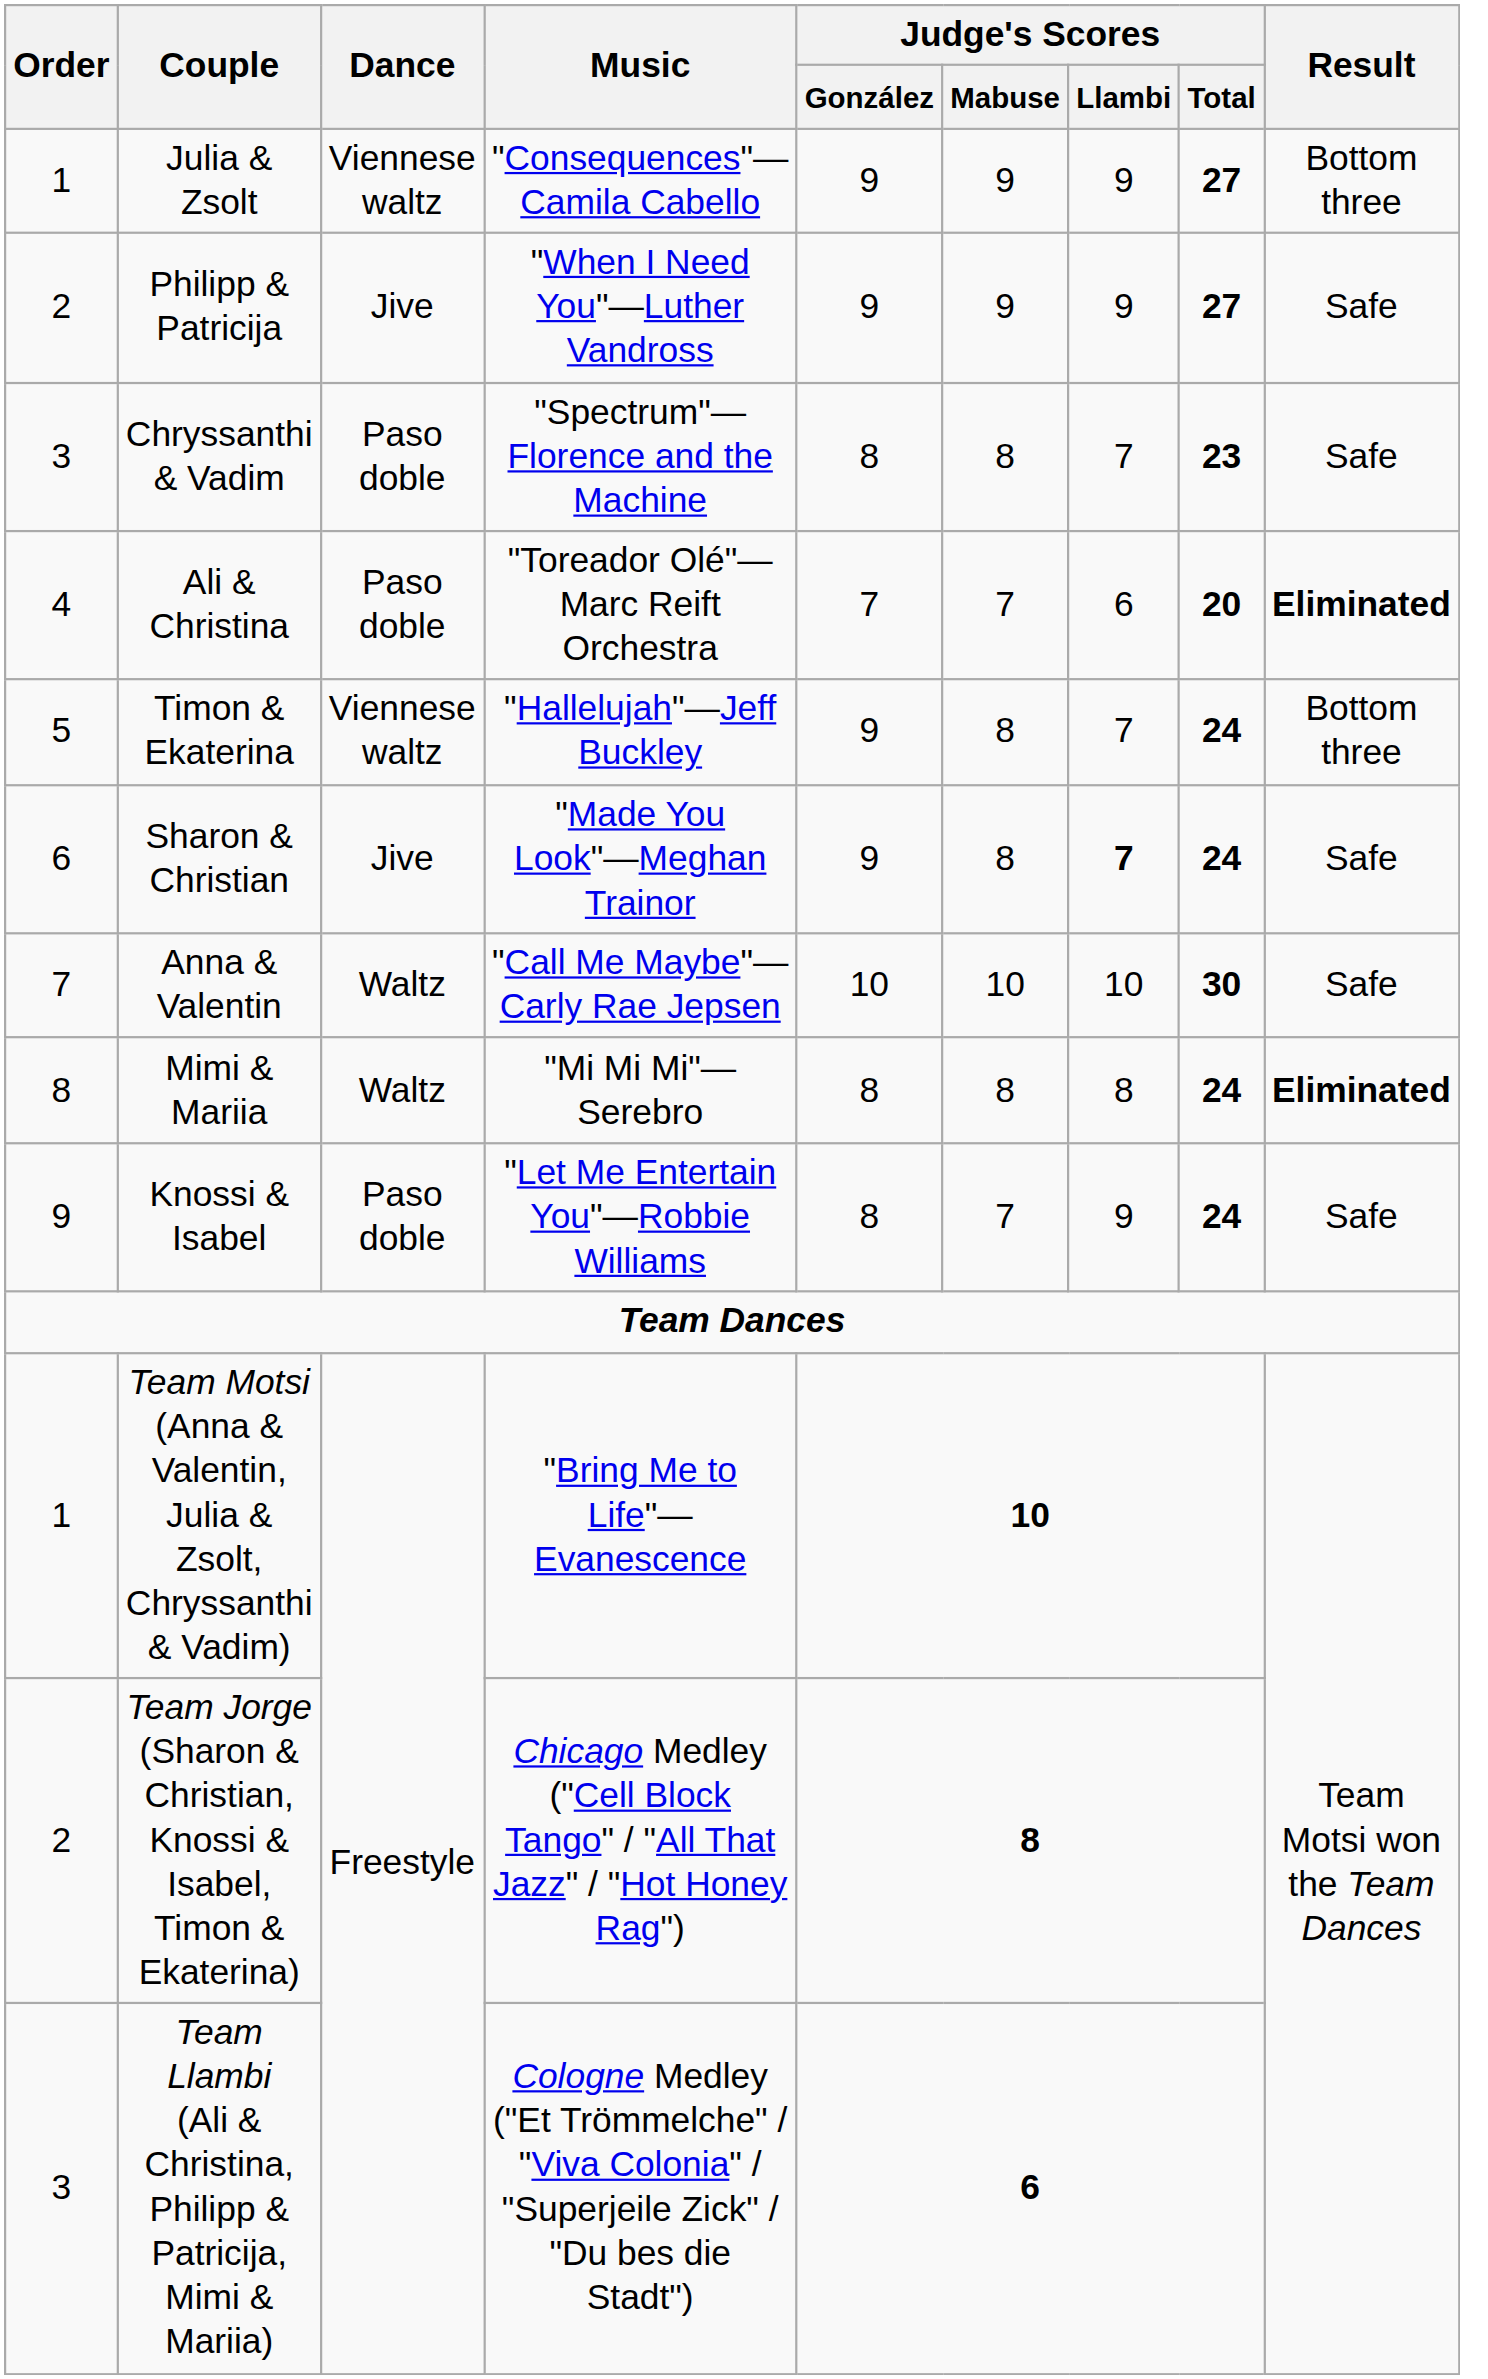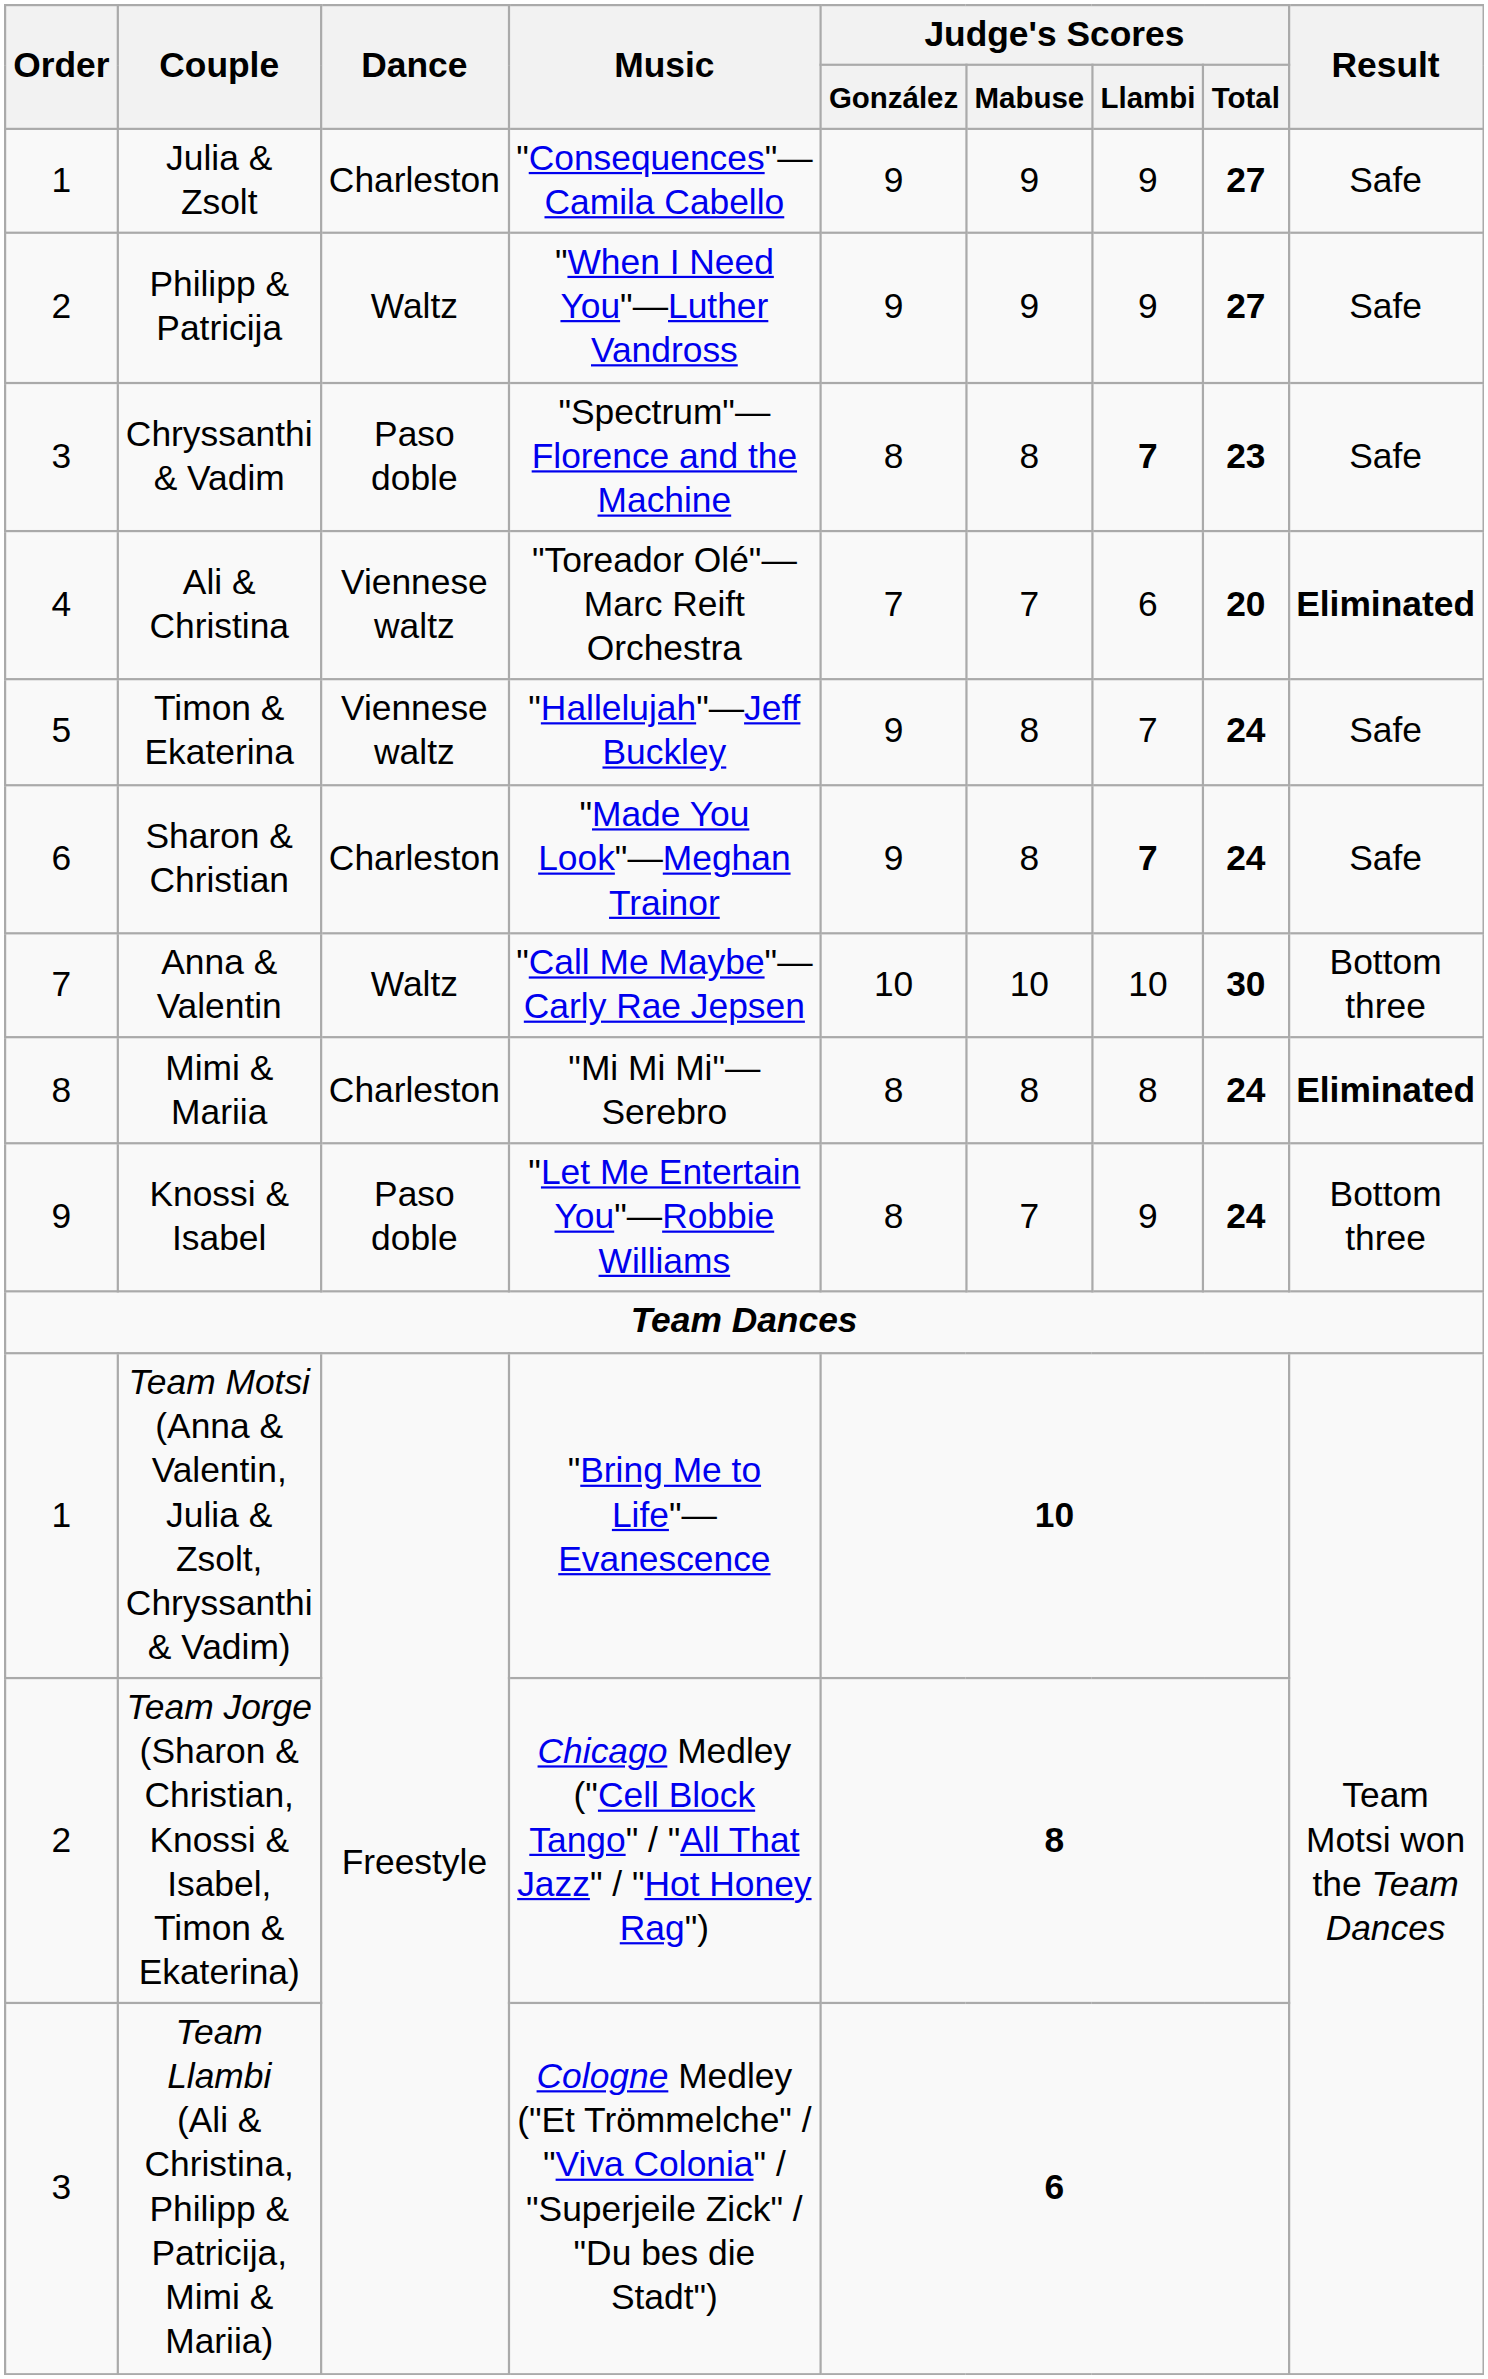(402, 180) Viennese waltz -> (414, 180) Charleston
(1361, 180) Bottom three -> (1386, 180) Safe
(402, 306) Jive -> (414, 306) Waltz
(1124, 455) normal -> (1148, 455) bold
(402, 604) Paso doble -> (414, 604) Viennese waltz
(1361, 731) Bottom three -> (1386, 731) Safe
(402, 858) Jive -> (414, 858) Charleston
(1361, 985) Safe -> (1386, 985) Bottom three
(402, 1089) Waltz -> (414, 1089) Charleston
(1361, 1216) Safe -> (1386, 1216) Bottom three
